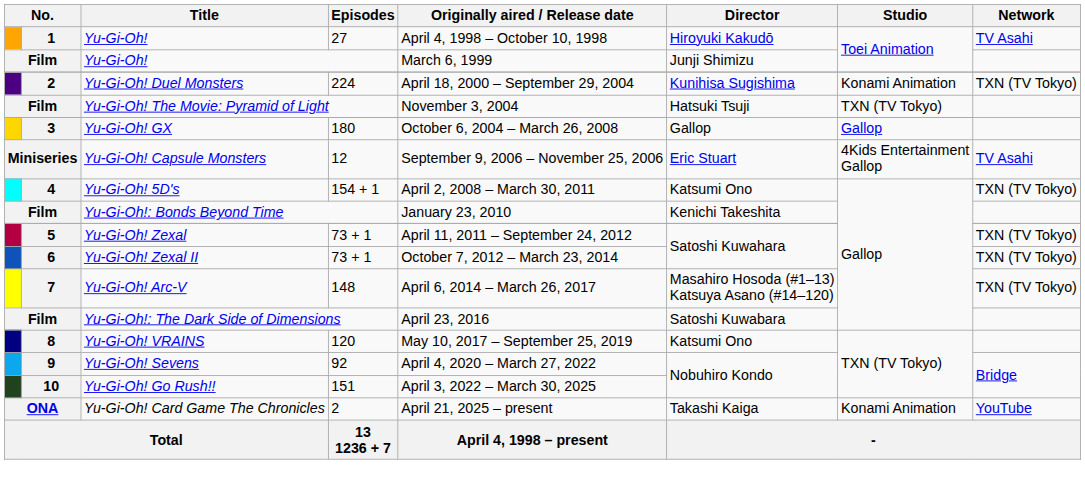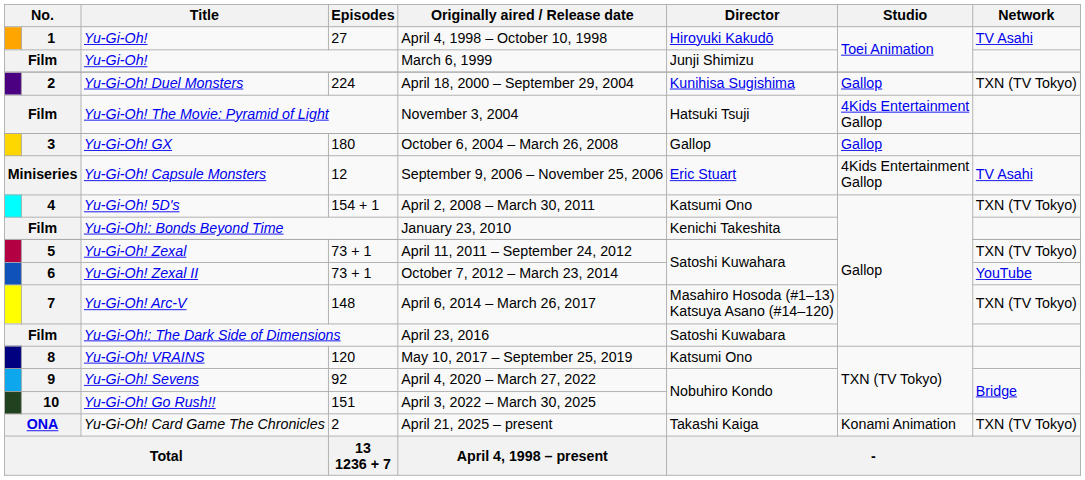(898, 83) Konami Animation -> (862, 83) Gallop
(892, 106) TXN (TV Tokyo) -> (905, 114) 4Kids Entertainment Gallop
(1026, 257) TXN (TV Tokyo) -> (1004, 273) YouTube
(1004, 409) YouTube -> (1026, 425) TXN (TV Tokyo)
